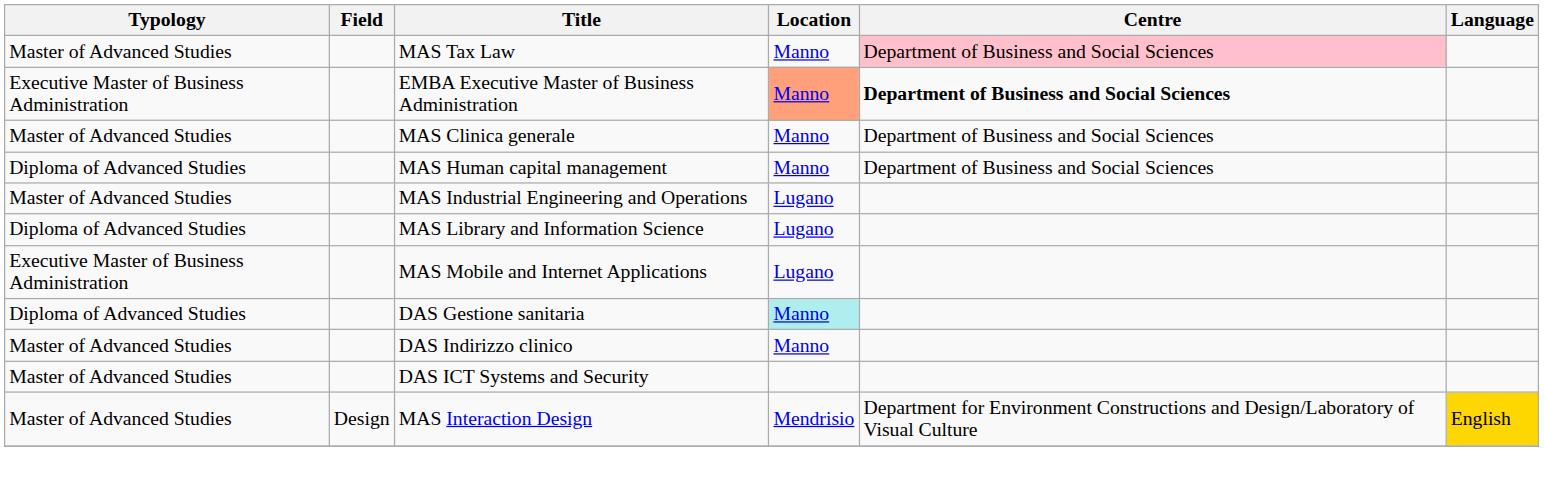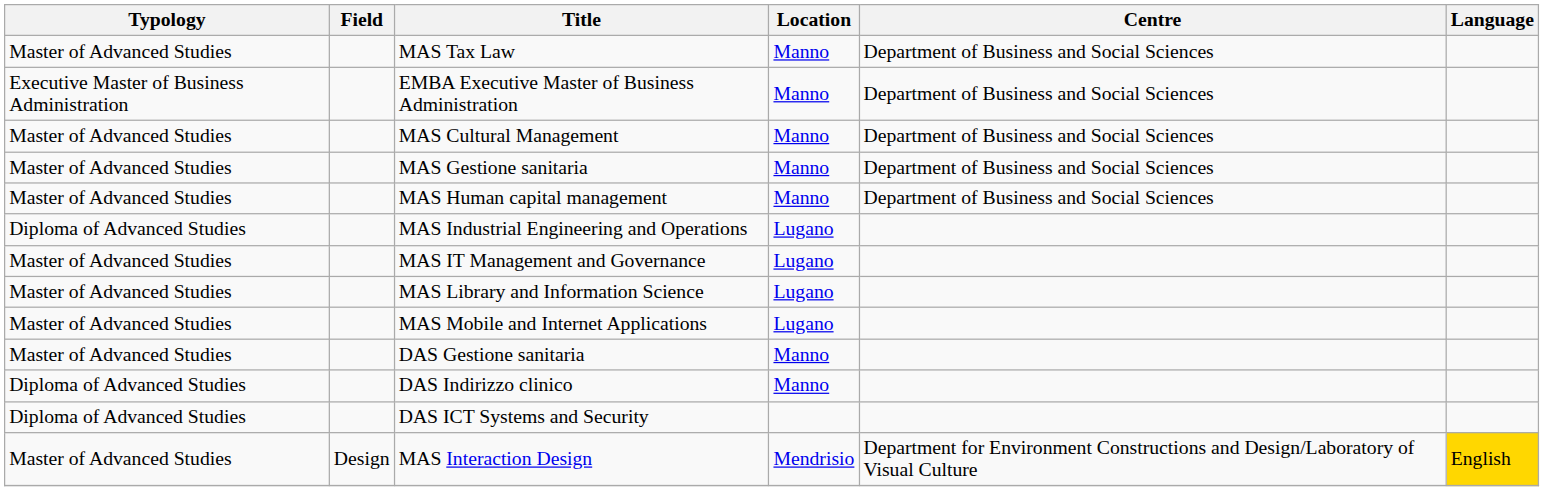(1039, 51) pink background -> (1039, 51) no background
(801, 93) lightsalmon background -> (801, 93) no background
(1047, 93) bold -> (1039, 93) normal
- row: (487, 135)
+ row: (509, 135)
+ row: (493, 167)
(127, 167) Diploma of Advanced Studies -> (120, 198) Master of Advanced Studies
(120, 198) Master of Advanced Studies -> (127, 229) Diploma of Advanced Studies
+ row: (552, 260)
(127, 229) Diploma of Advanced Studies -> (120, 291) Master of Advanced Studies
(126, 271) Executive Master of Business Administration -> (120, 323) Master of Advanced Studies
(127, 314) Diploma of Advanced Studies -> (120, 354) Master of Advanced Studies
(801, 314) paleturquoise background -> (801, 354) no background
(120, 345) Master of Advanced Studies -> (127, 385) Diploma of Advanced Studies
(120, 376) Master of Advanced Studies -> (127, 416) Diploma of Advanced Studies
